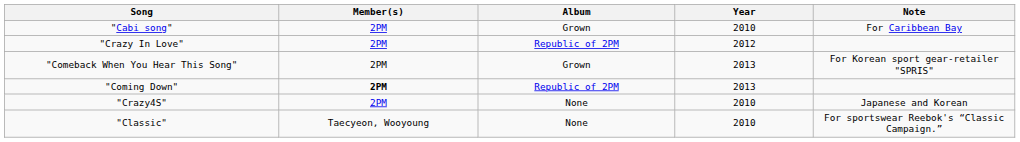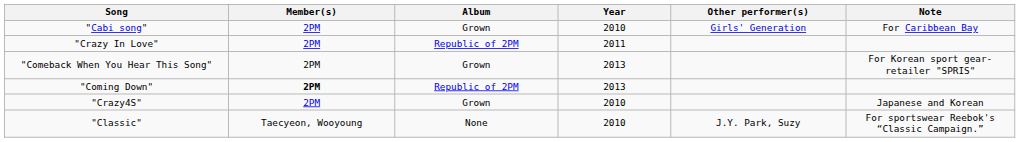+ column: (758, 12)
(744, 44) 2012 -> (614, 44) 2011
(577, 102) None -> (476, 102) Grown
